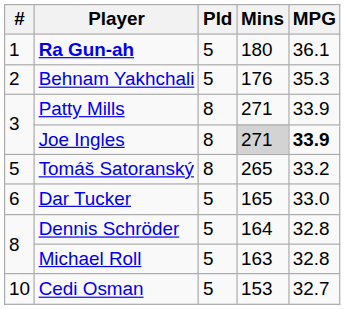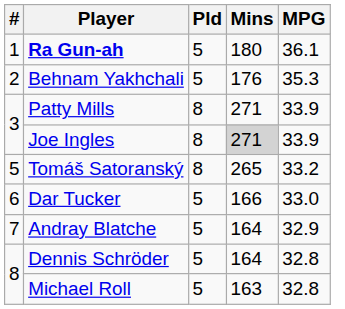(311, 139) bold -> (301, 139) normal
(257, 199) 165 -> (246, 199) 166
+ row: (92, 229)
- row: (91, 288)
